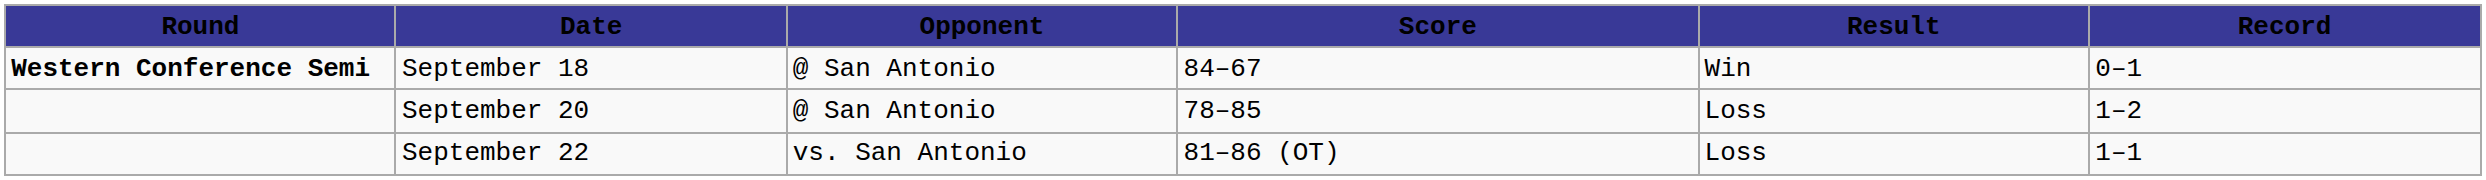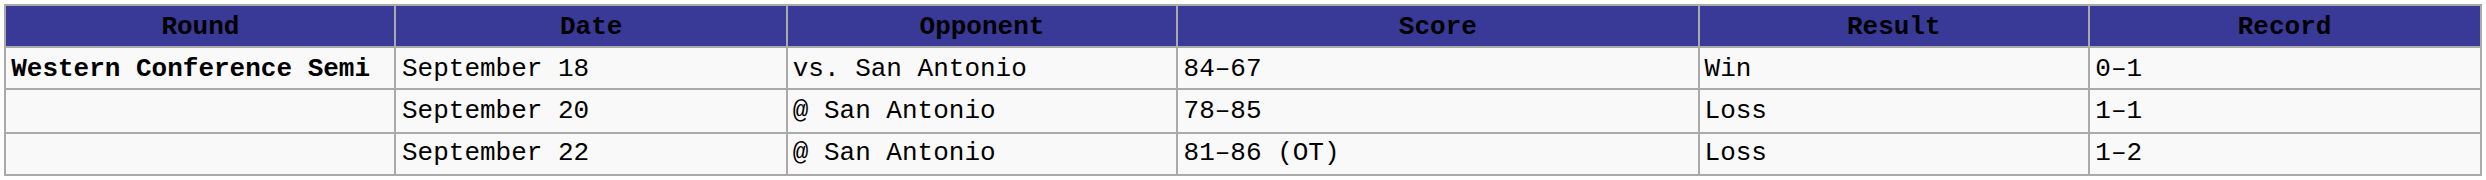(894, 69) @ San Antonio -> (910, 69) vs. San Antonio
(2119, 111) 1–2 -> (2119, 111) 1–1
(910, 153) vs. San Antonio -> (894, 153) @ San Antonio
(2119, 153) 1–1 -> (2119, 153) 1–2
